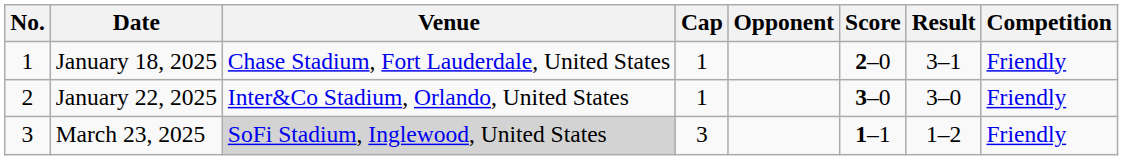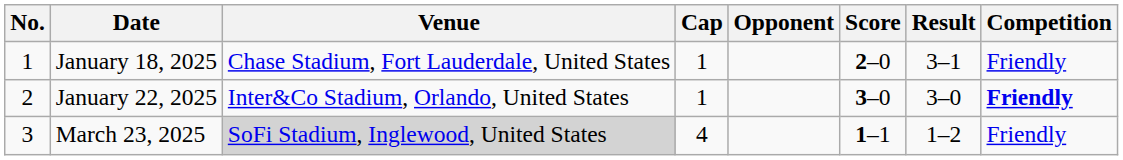(1026, 97) normal -> (1030, 97) bold
(702, 135) 3 -> (702, 135) 4
